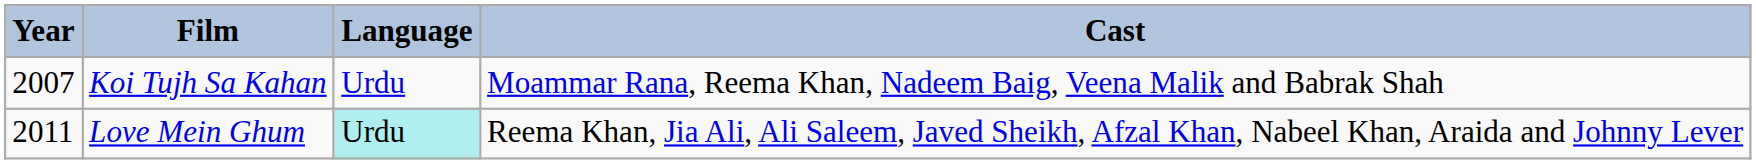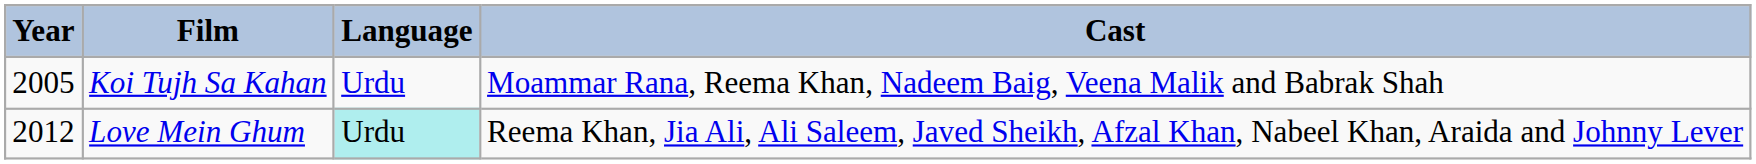(43, 81) 2007 -> (43, 81) 2005
(43, 133) 2011 -> (43, 133) 2012
